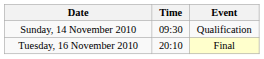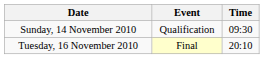columns swapped: (171, 12) <-> (224, 12)
